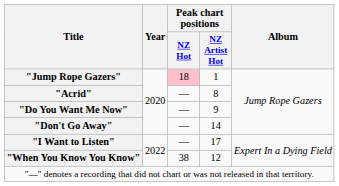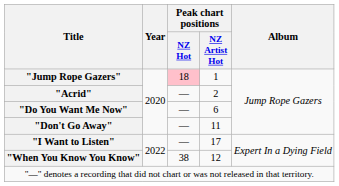(216, 93) 8 -> (216, 93) 2
(216, 109) 9 -> (216, 109) 6
(216, 126) 14 -> (216, 126) 11
